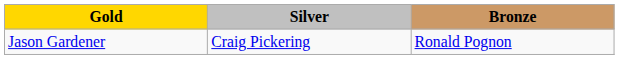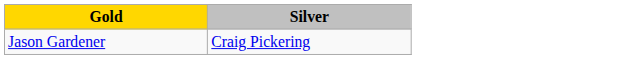- column: (513, 16)
